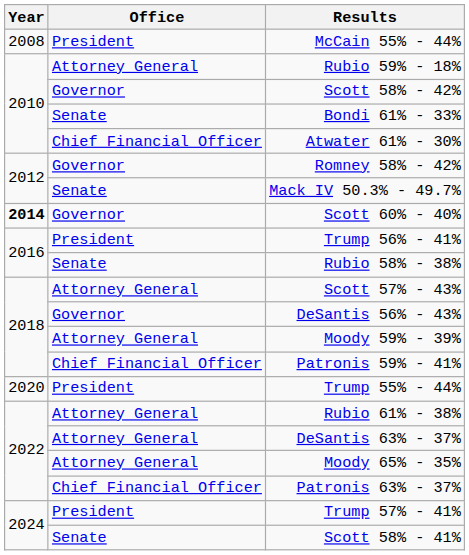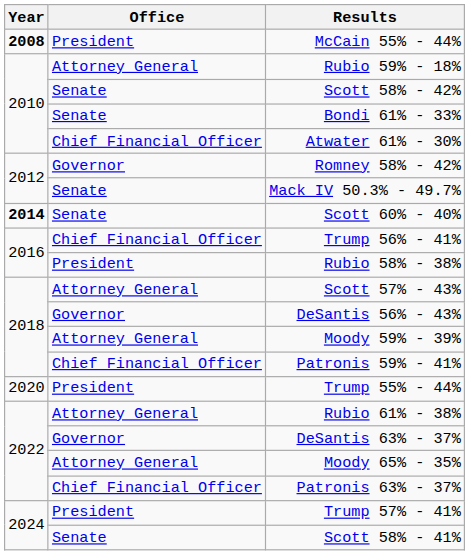(26, 42) normal -> (26, 42) bold
(88, 91) Governor -> (79, 91) Senate
(88, 215) Governor -> (79, 215) Senate
(93, 240) President -> (157, 240) Chief Financial Officer
(79, 265) Senate -> (93, 265) President
(125, 438) Attorney General -> (88, 438) Governor
